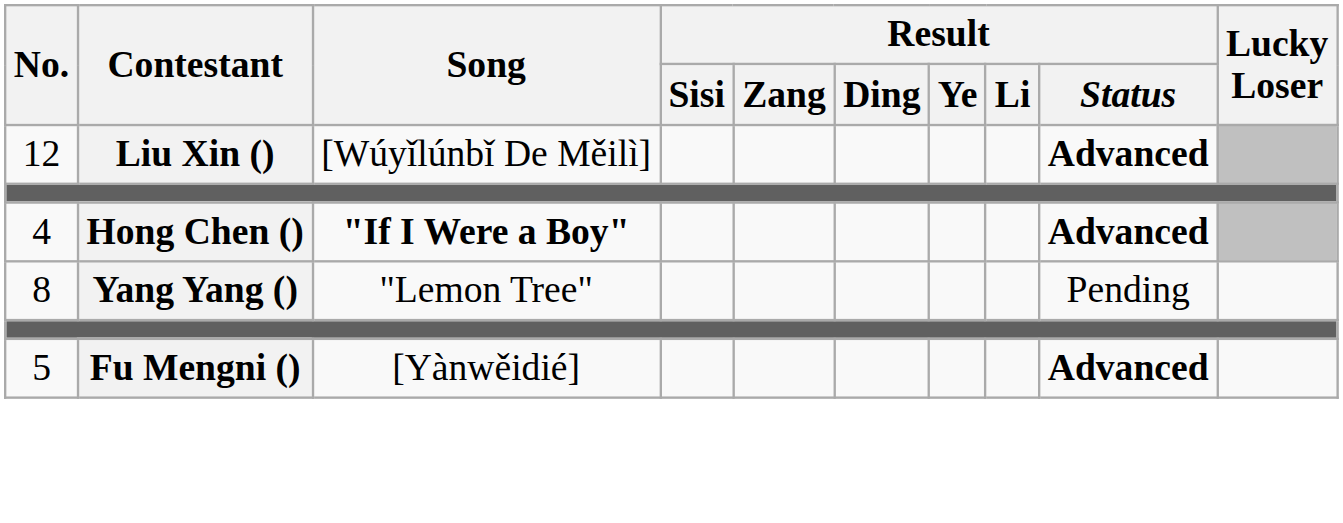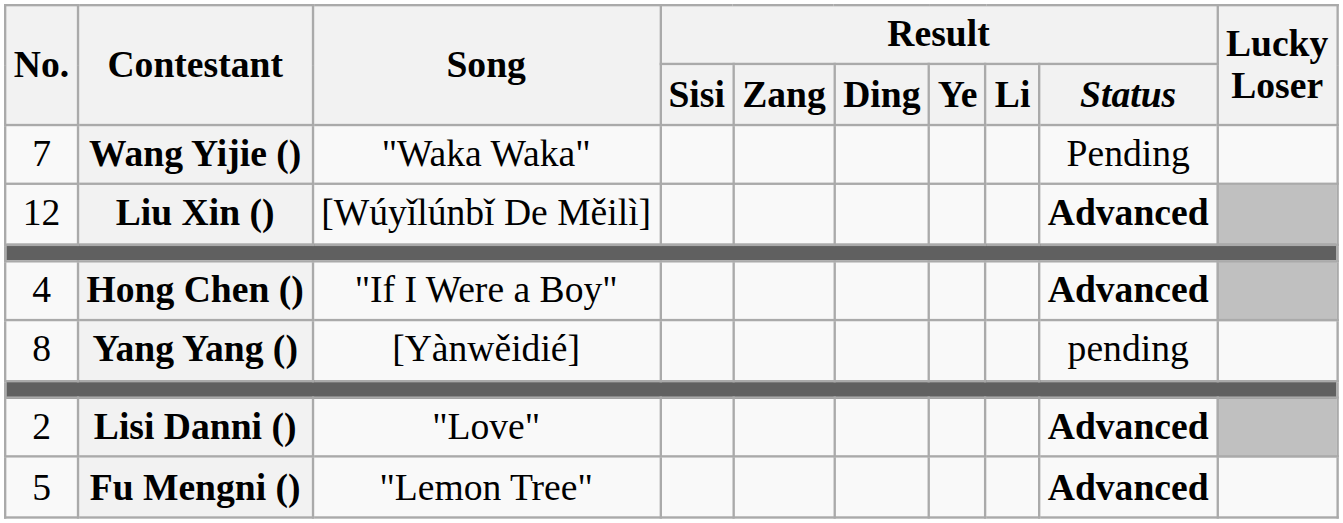+ row: (42, 153)
(486, 230) bold -> (486, 290) normal
(486, 290) "Lemon Tree" -> (486, 349) [Yànwěidié]
(1128, 290) Pending -> (1128, 349) pending
+ row: (42, 426)
(486, 367) [Yànwěidié] -> (486, 486) "Lemon Tree"
